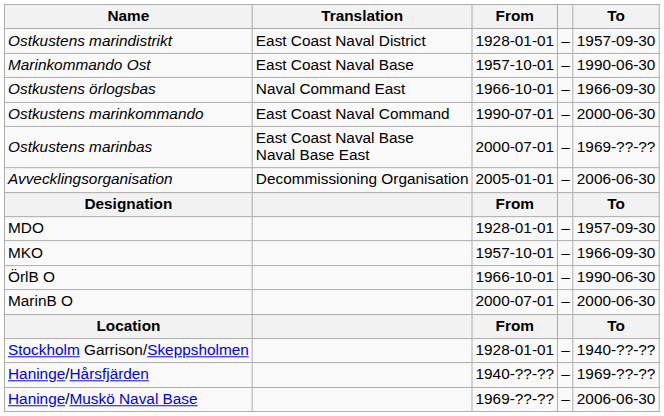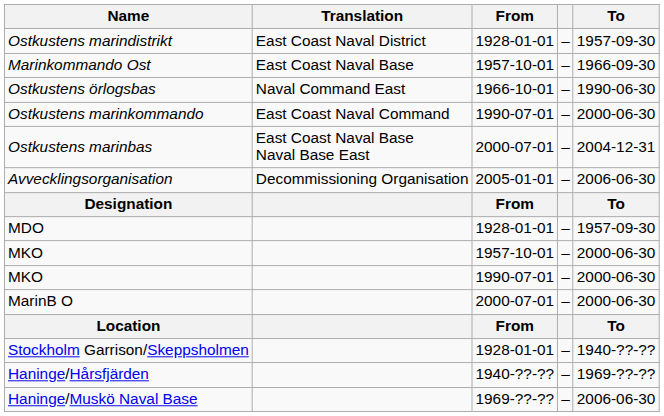(616, 65) 1990-06-30 -> (616, 65) 1966-09-30
(616, 89) 1966-09-30 -> (616, 89) 1990-06-30
(616, 147) 1969-??-?? -> (616, 147) 2004-12-31
(616, 253) 1966-09-30 -> (616, 253) 2000-06-30
- row: (31, 277)
+ row: (26, 277)
